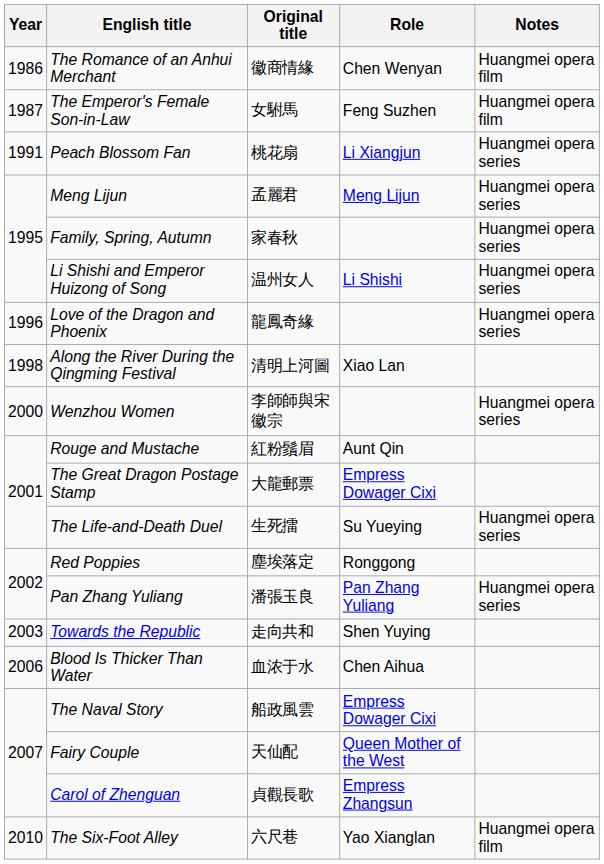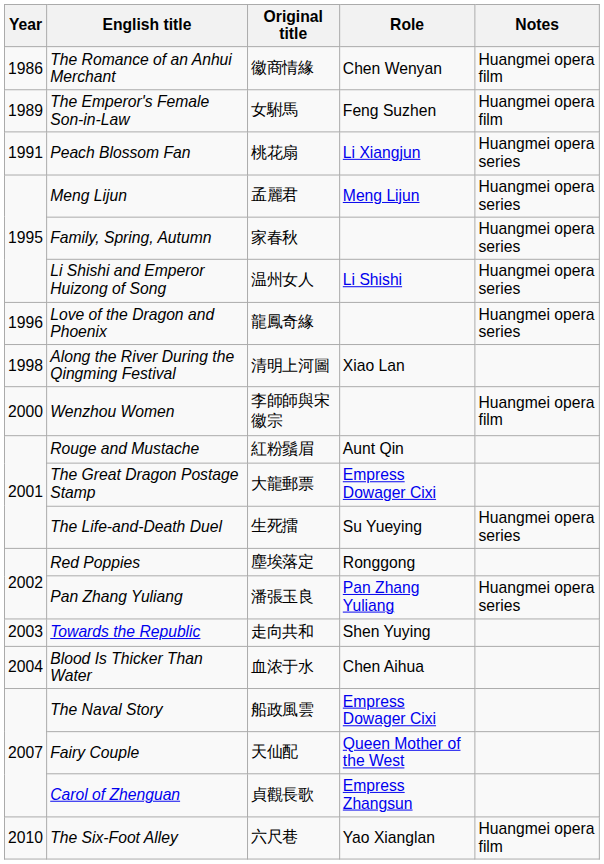(26, 110) 1987 -> (26, 110) 1989
(536, 411) Huangmei opera series -> (536, 411) Huangmei opera film
(26, 667) 2006 -> (26, 667) 2004
